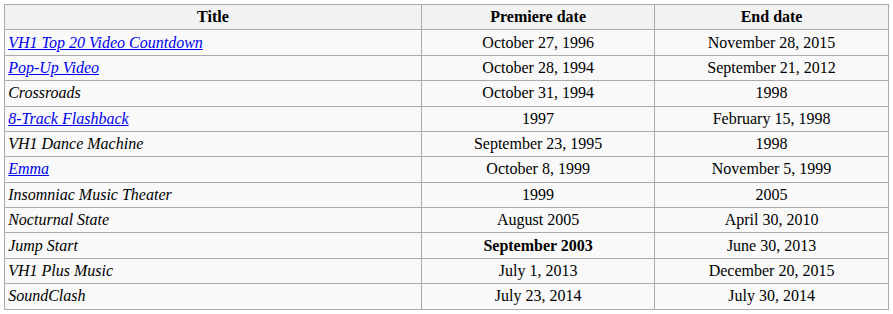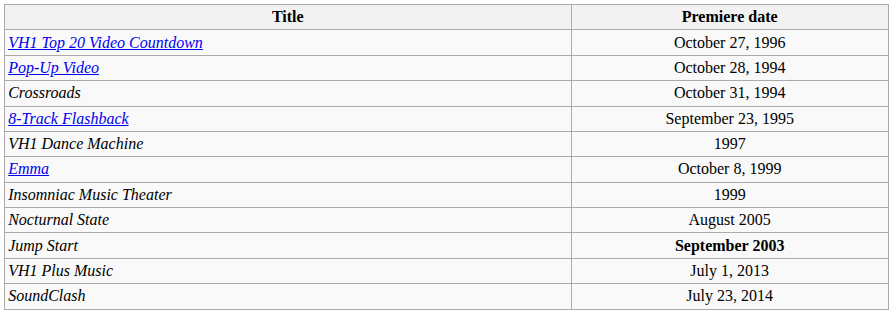- column: (772, 17)
(538, 118) 1997 -> (730, 118) September 23, 1995
(538, 144) September 23, 1995 -> (730, 144) 1997
